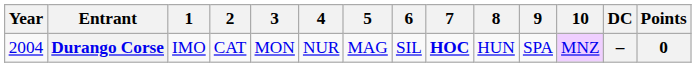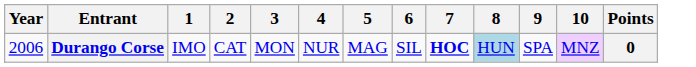- column: (620, 19)
(26, 47) 2004 -> (26, 47) 2006
(496, 47) no background -> (496, 47) lightblue background
